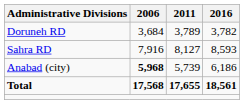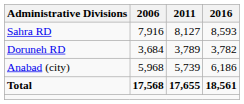rows swapped: (36, 31) <-> (29, 49)
(151, 67) bold -> (151, 67) normal
